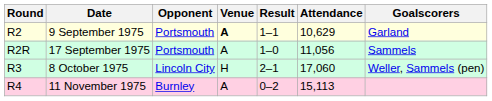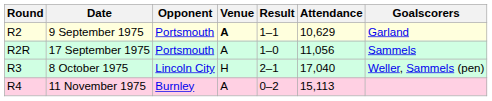(318, 68) 17,060 -> (318, 68) 17,040
